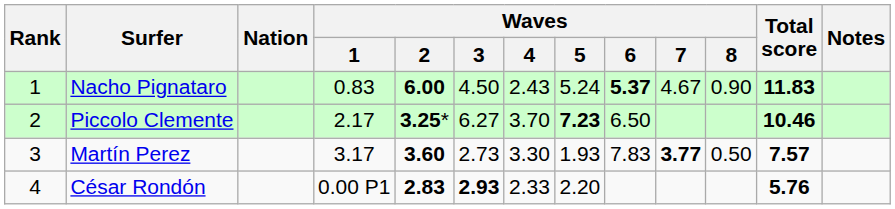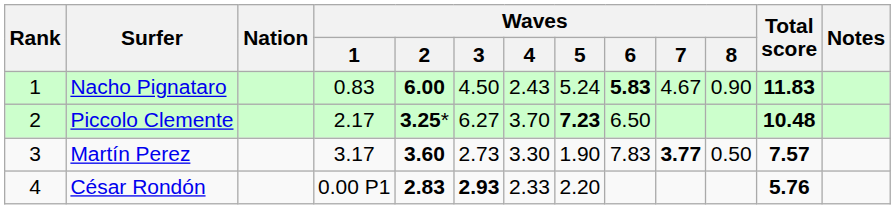(630, 87) 5.37 -> (630, 87) 5.83
(789, 120) 10.46 -> (789, 120) 10.48
(580, 154) 1.93 -> (580, 154) 1.90
